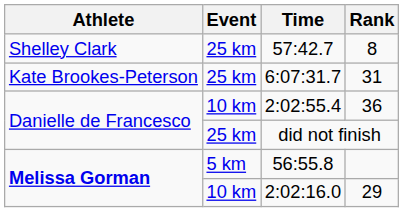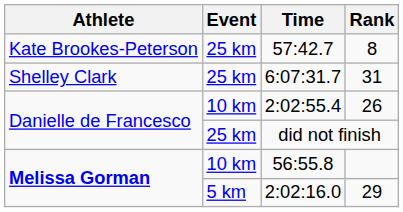(63, 48) Shelley Clark -> (103, 48) Kate Brookes-Peterson
(103, 77) Kate Brookes-Peterson -> (63, 77) Shelley Clark
(372, 106) 36 -> (372, 106) 26
(226, 164) 5 km -> (231, 164) 10 km
(231, 193) 10 km -> (226, 193) 5 km
